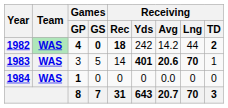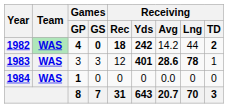(144, 45) normal -> (144, 45) bold
(98, 62) 5 -> (98, 62) 3
(120, 62) 14 -> (120, 62) 12
(168, 62) 20.6 -> (168, 62) 28.6
(193, 62) 70 -> (193, 62) 78
